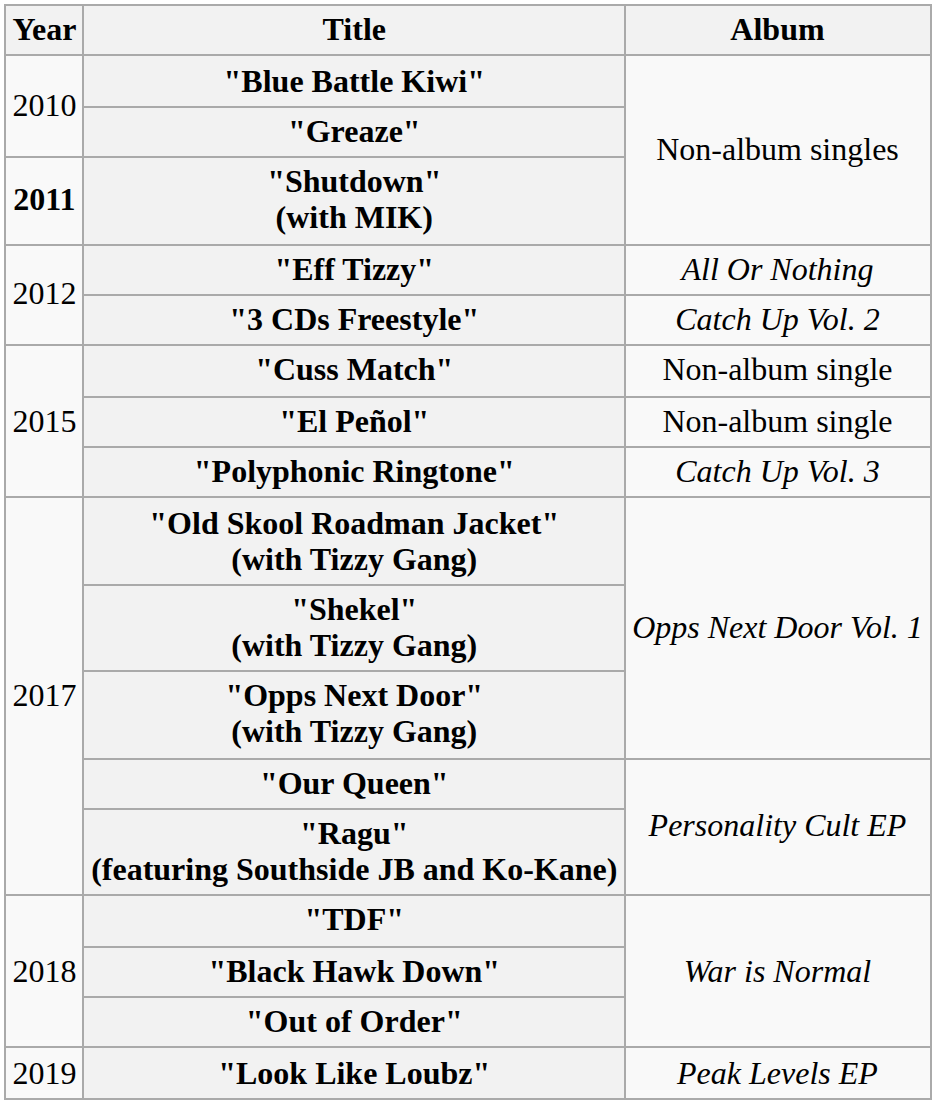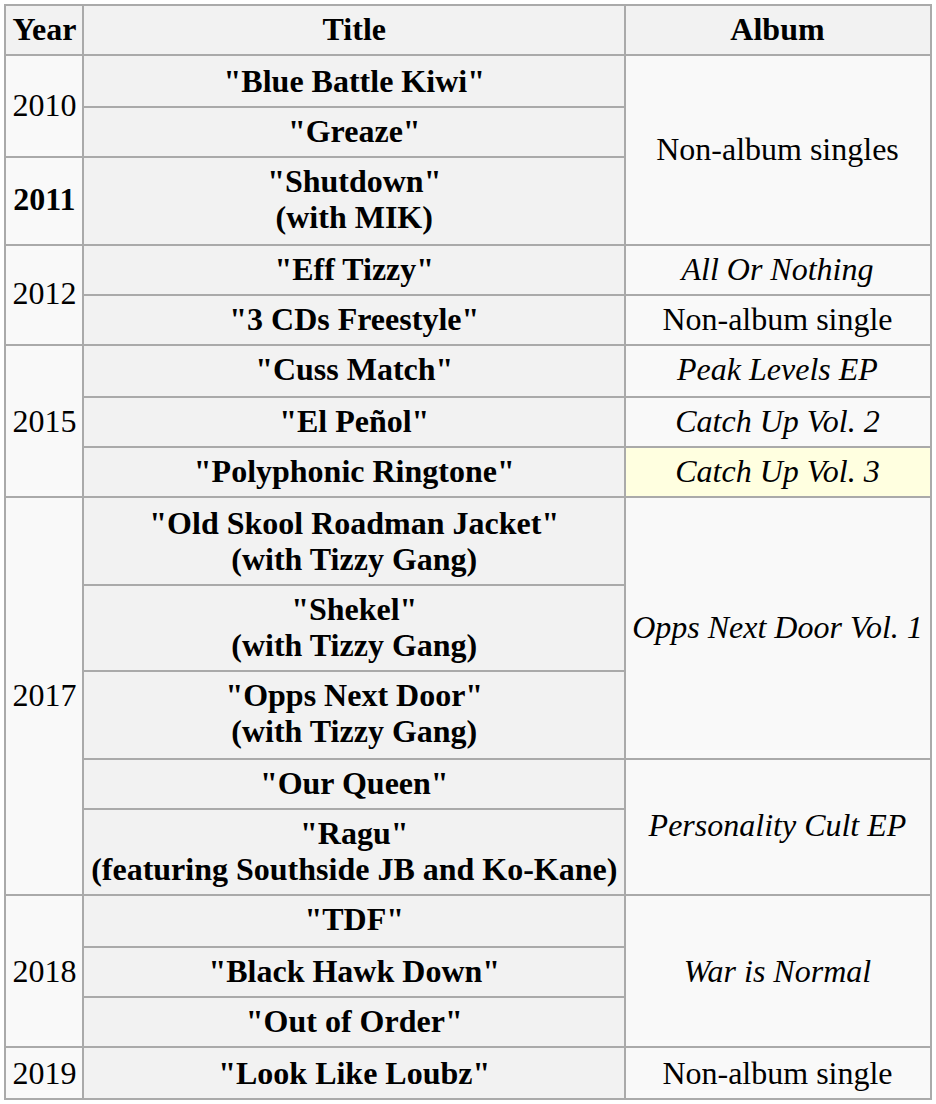(777, 319) Catch Up Vol. 2 -> (777, 319) Non-album single
(777, 370) Non-album single -> (777, 370) Peak Levels EP
(777, 421) Non-album single -> (777, 421) Catch Up Vol. 2
(777, 471) no background -> (777, 471) lightyellow background
(777, 1072) Peak Levels EP -> (777, 1072) Non-album single
